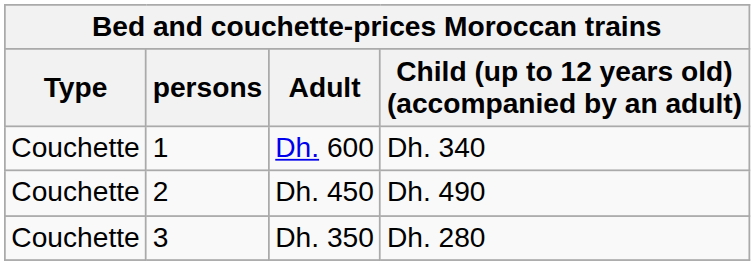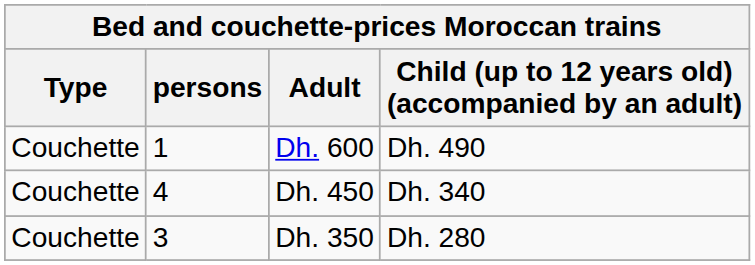(436, 147) Dh. 340 -> (436, 147) Dh. 490
(161, 192) 2 -> (161, 192) 4
(436, 192) Dh. 490 -> (436, 192) Dh. 340
